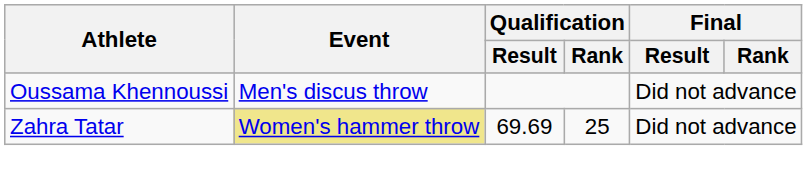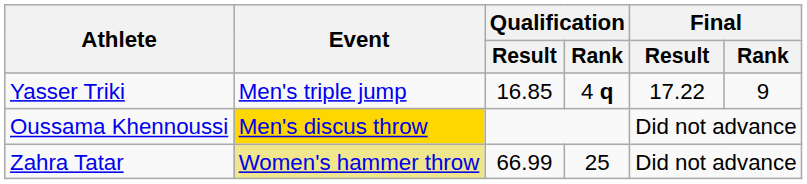+ row: (67, 91)
(333, 91) no background -> (333, 127) gold background
(524, 127) 69.69 -> (524, 162) 66.99
